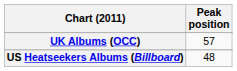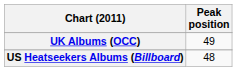(209, 41) 57 -> (209, 41) 49
